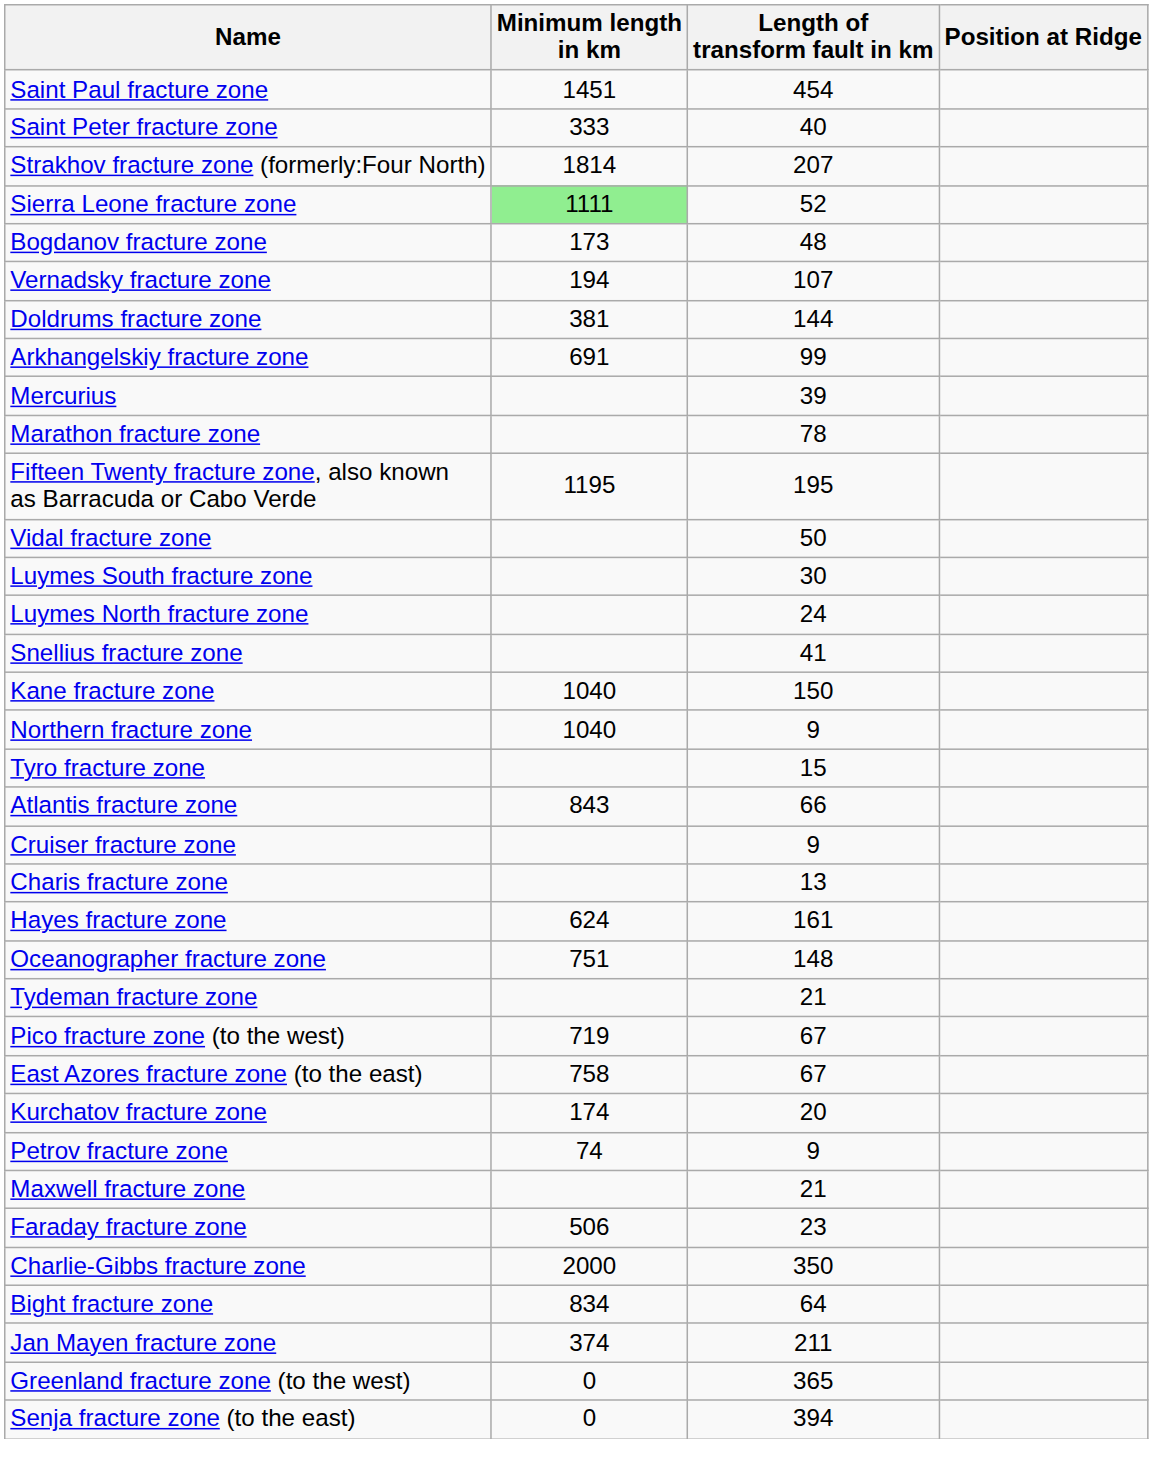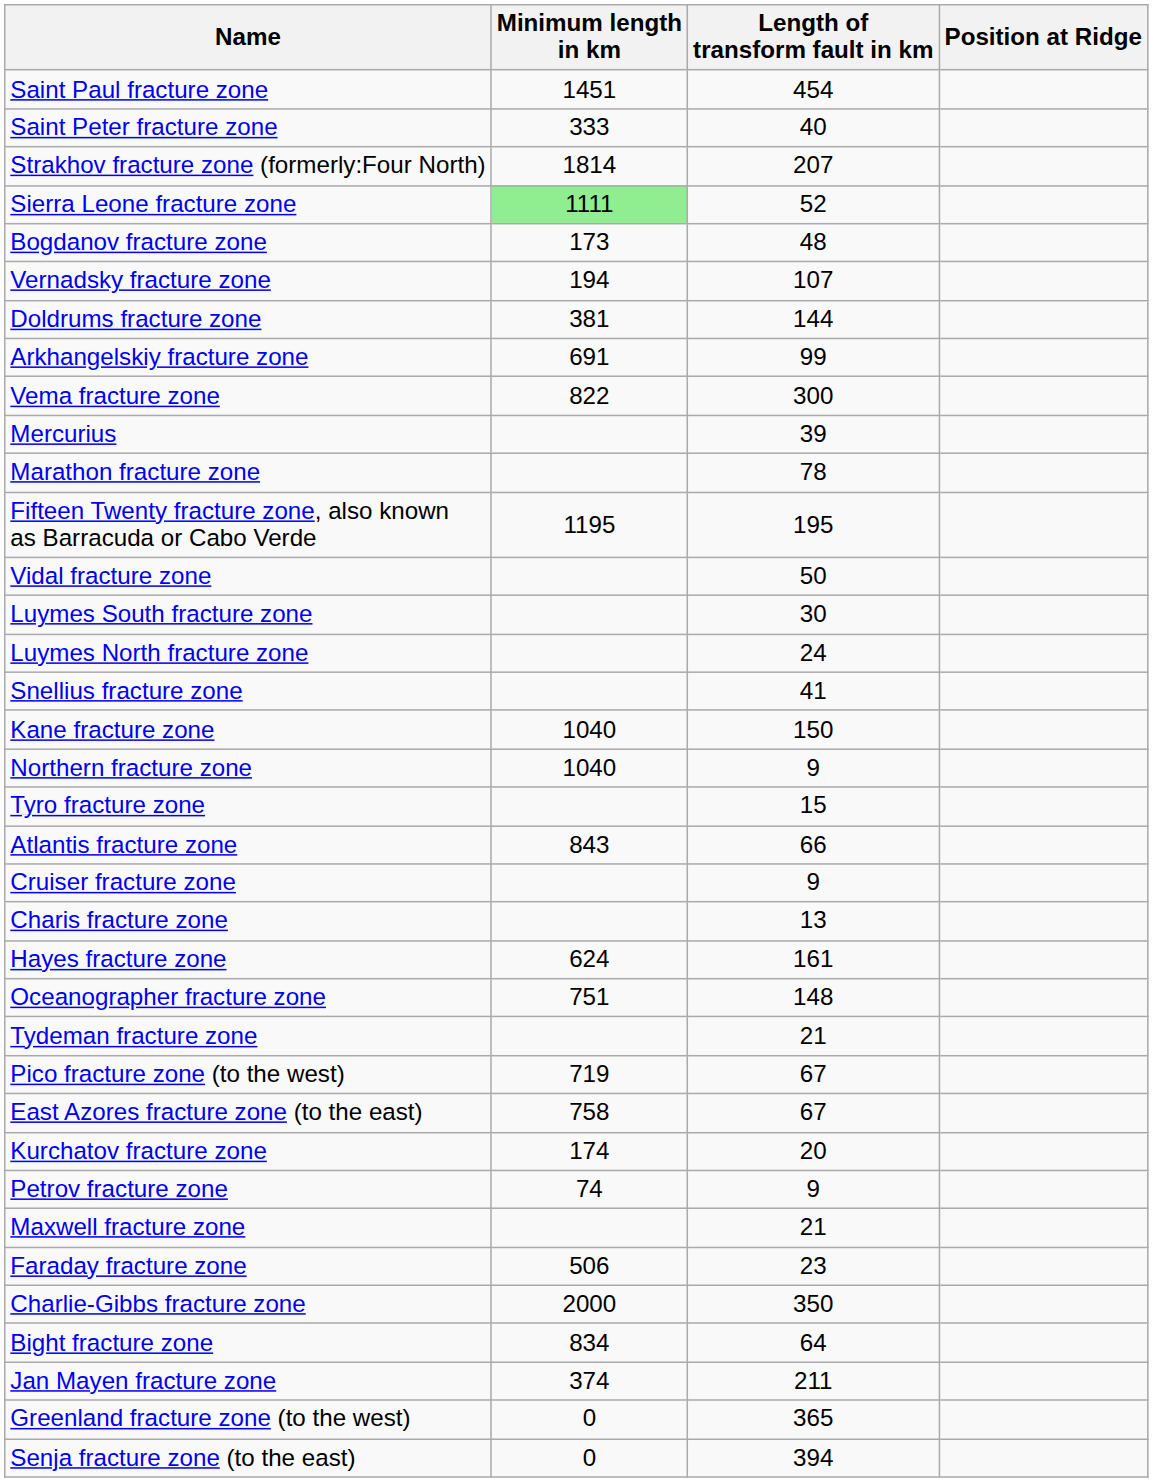+ row: (115, 395)
